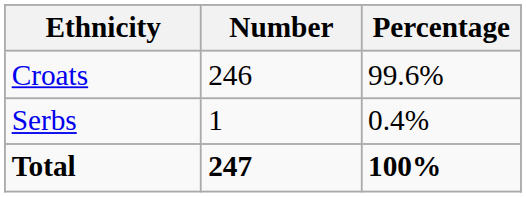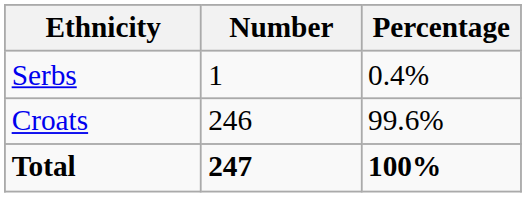rows swapped: (50, 74) <-> (44, 120)
